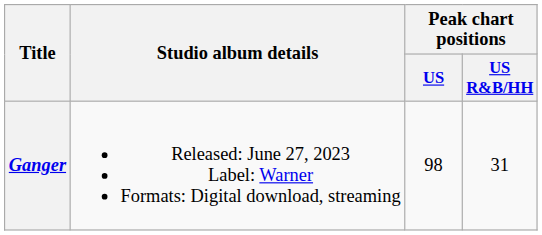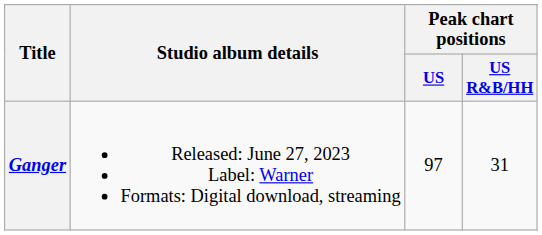(434, 165) 98 -> (434, 165) 97
